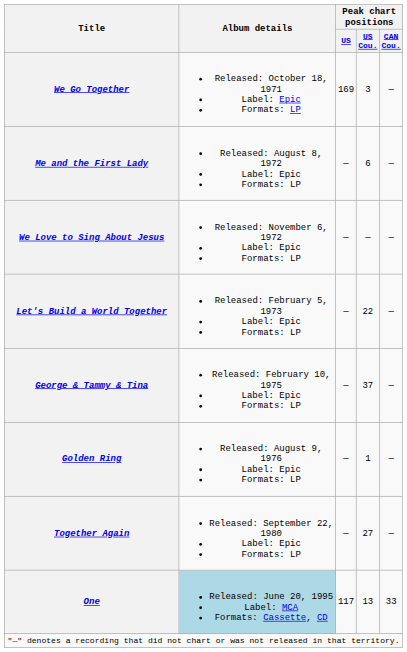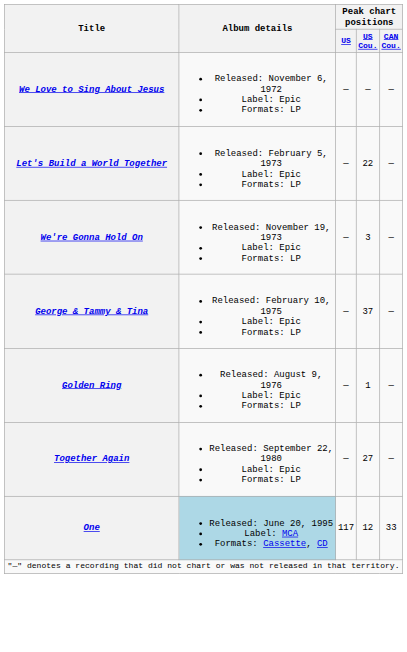- row: (92, 90)
- row: (92, 163)
+ row: (92, 237)
(368, 602) 13 -> (368, 528) 12
